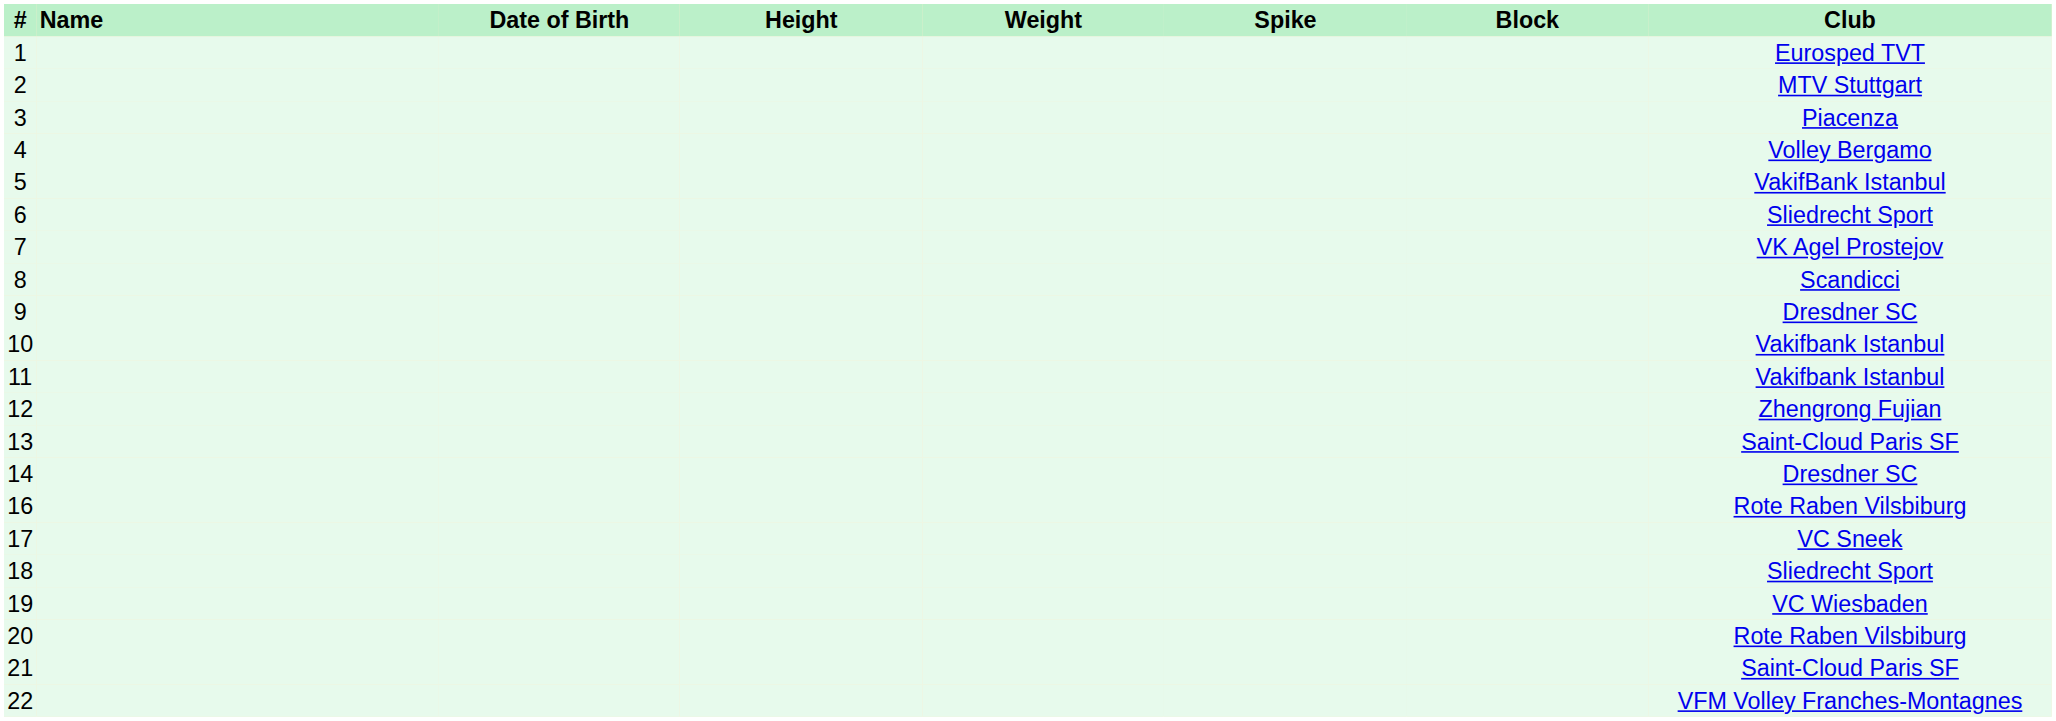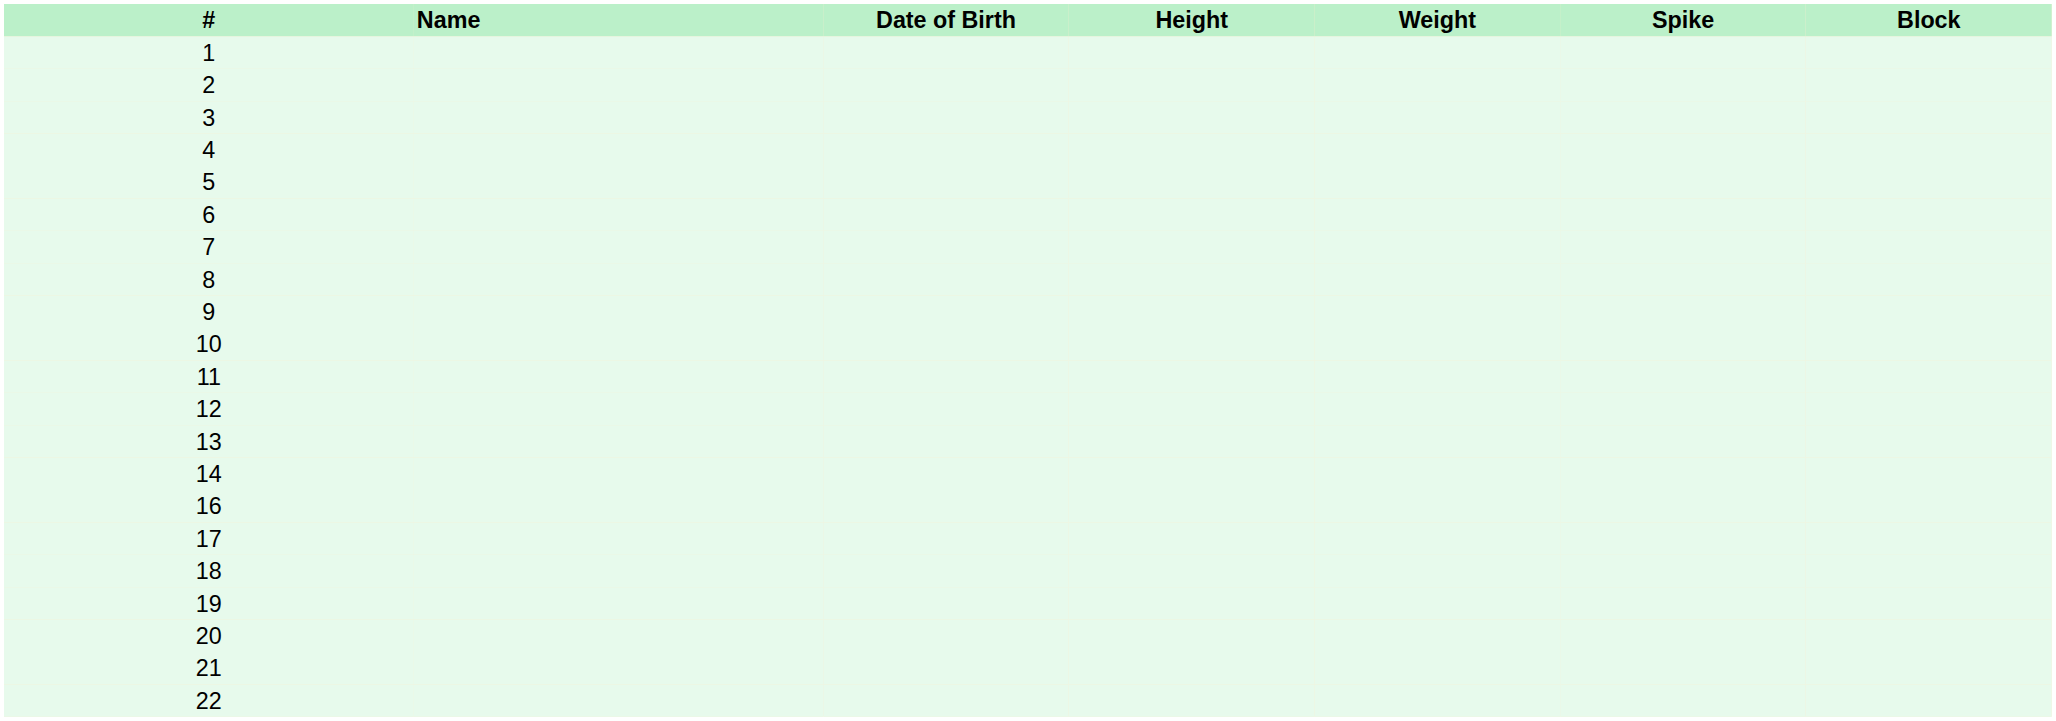- column: (1850, 20)
